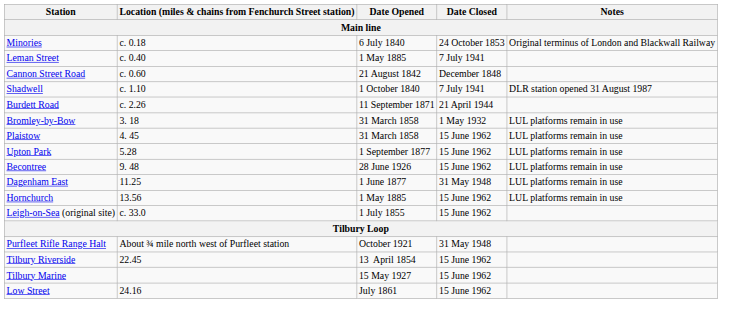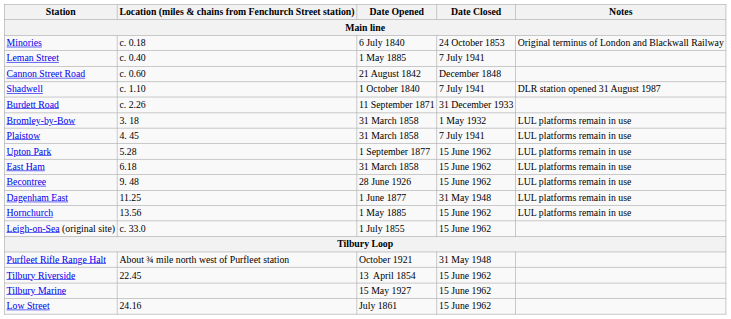(466, 105) 21 April 1944 -> (476, 105) 31 December 1933
(465, 136) 15 June 1962 -> (462, 136) 7 July 1941
+ row: (26, 167)
